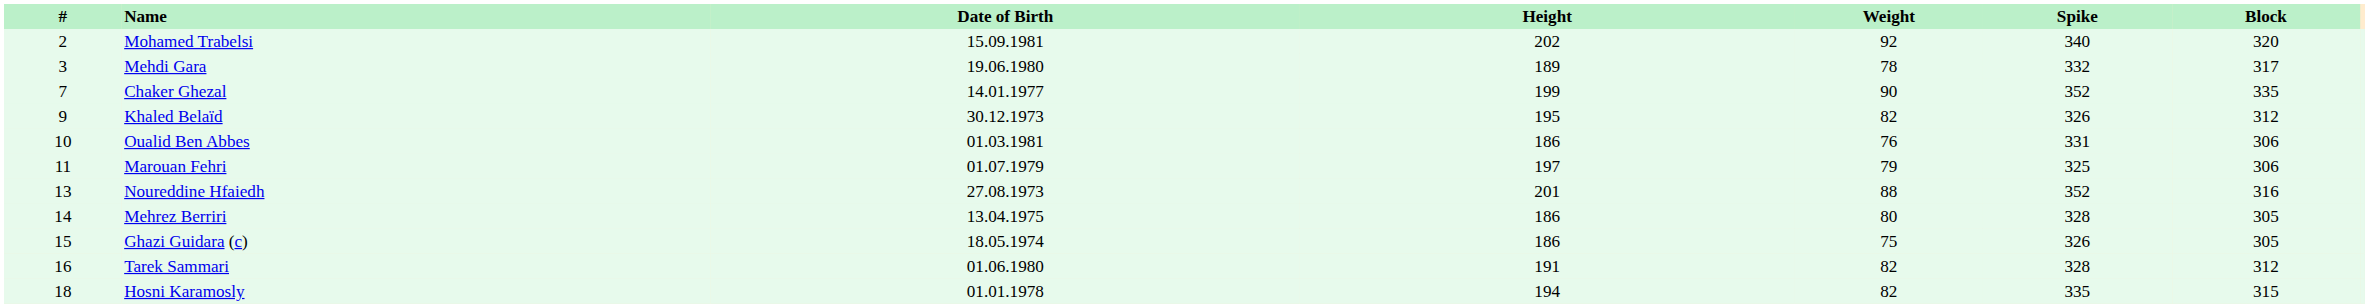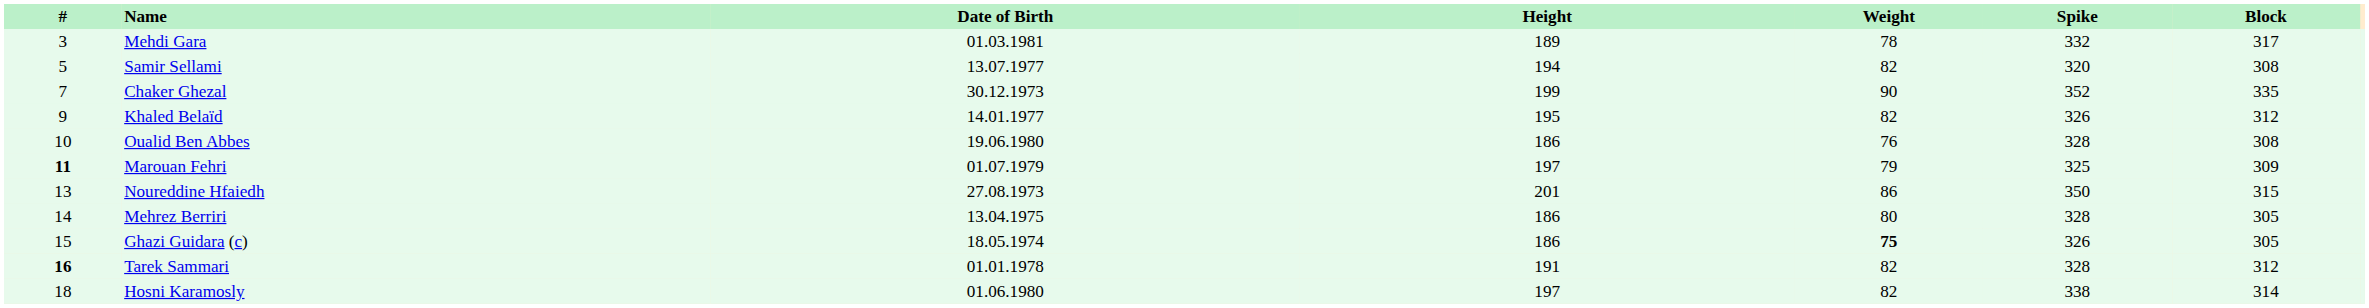- row: (189, 41)
(1005, 66) 19.06.1980 -> (1005, 41) 01.03.1981
+ row: (173, 66)
(1005, 91) 14.01.1977 -> (1005, 91) 30.12.1973
(1005, 116) 30.12.1973 -> (1005, 116) 14.01.1977
(1005, 141) 01.03.1981 -> (1005, 141) 19.06.1980
(2077, 141) 331 -> (2077, 141) 328
(2266, 141) 306 -> (2266, 141) 308
(63, 166) normal -> (63, 166) bold
(2266, 166) 306 -> (2266, 166) 309
(1889, 191) 88 -> (1889, 191) 86
(2077, 191) 352 -> (2077, 191) 350
(2266, 191) 316 -> (2266, 191) 315
(1889, 241) normal -> (1889, 241) bold
(63, 266) normal -> (63, 266) bold
(1005, 266) 01.06.1980 -> (1005, 266) 01.01.1978
(1005, 291) 01.01.1978 -> (1005, 291) 01.06.1980
(1547, 291) 194 -> (1547, 291) 197
(2077, 291) 335 -> (2077, 291) 338
(2266, 291) 315 -> (2266, 291) 314
